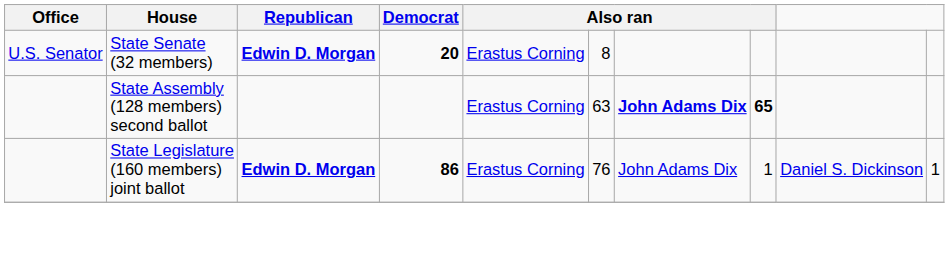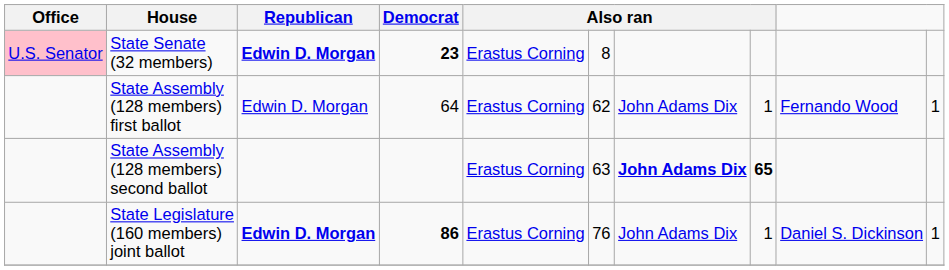(55, 52) no background -> (55, 52) pink background
(450, 52) 20 -> (450, 52) 23
+ row: (167, 106)
